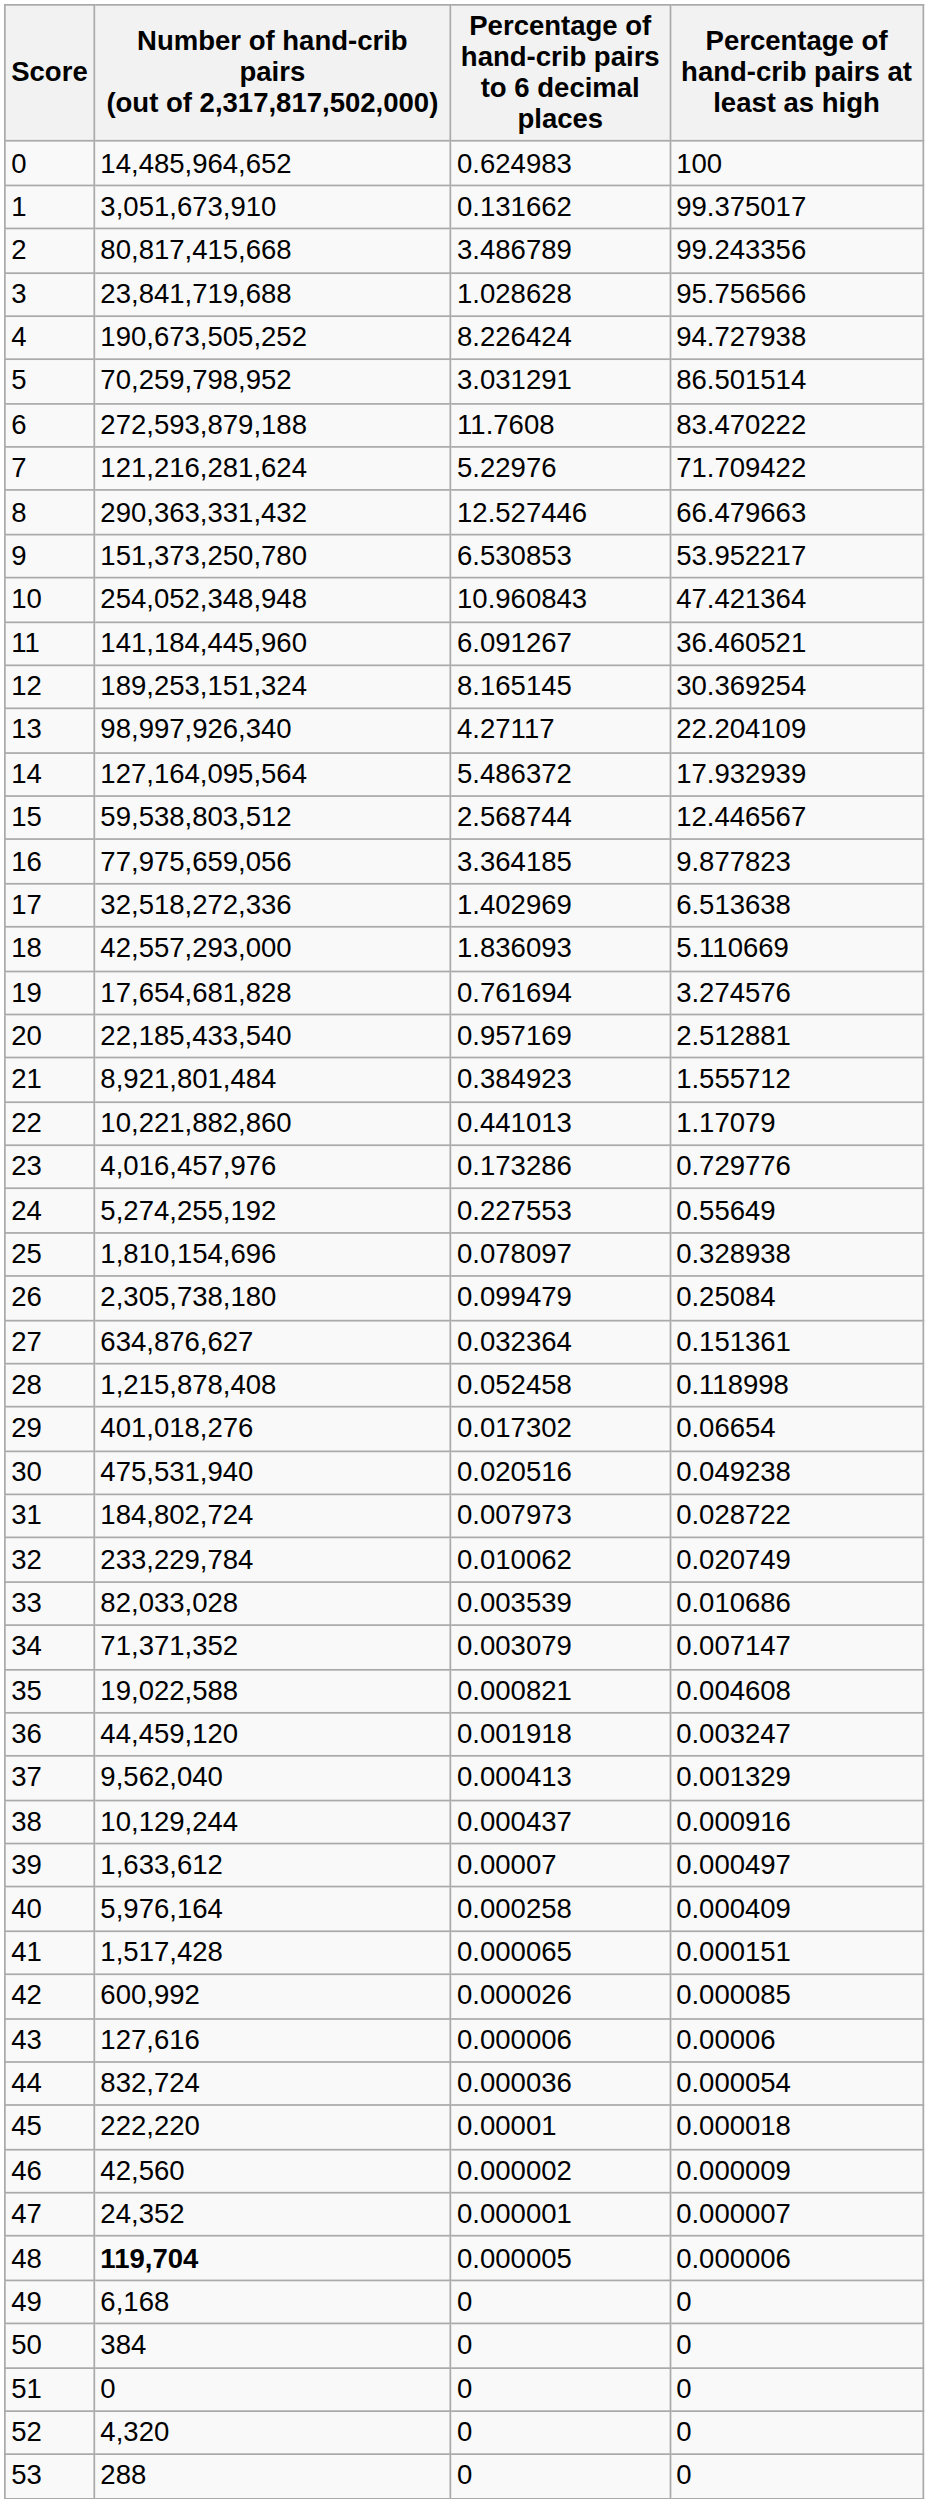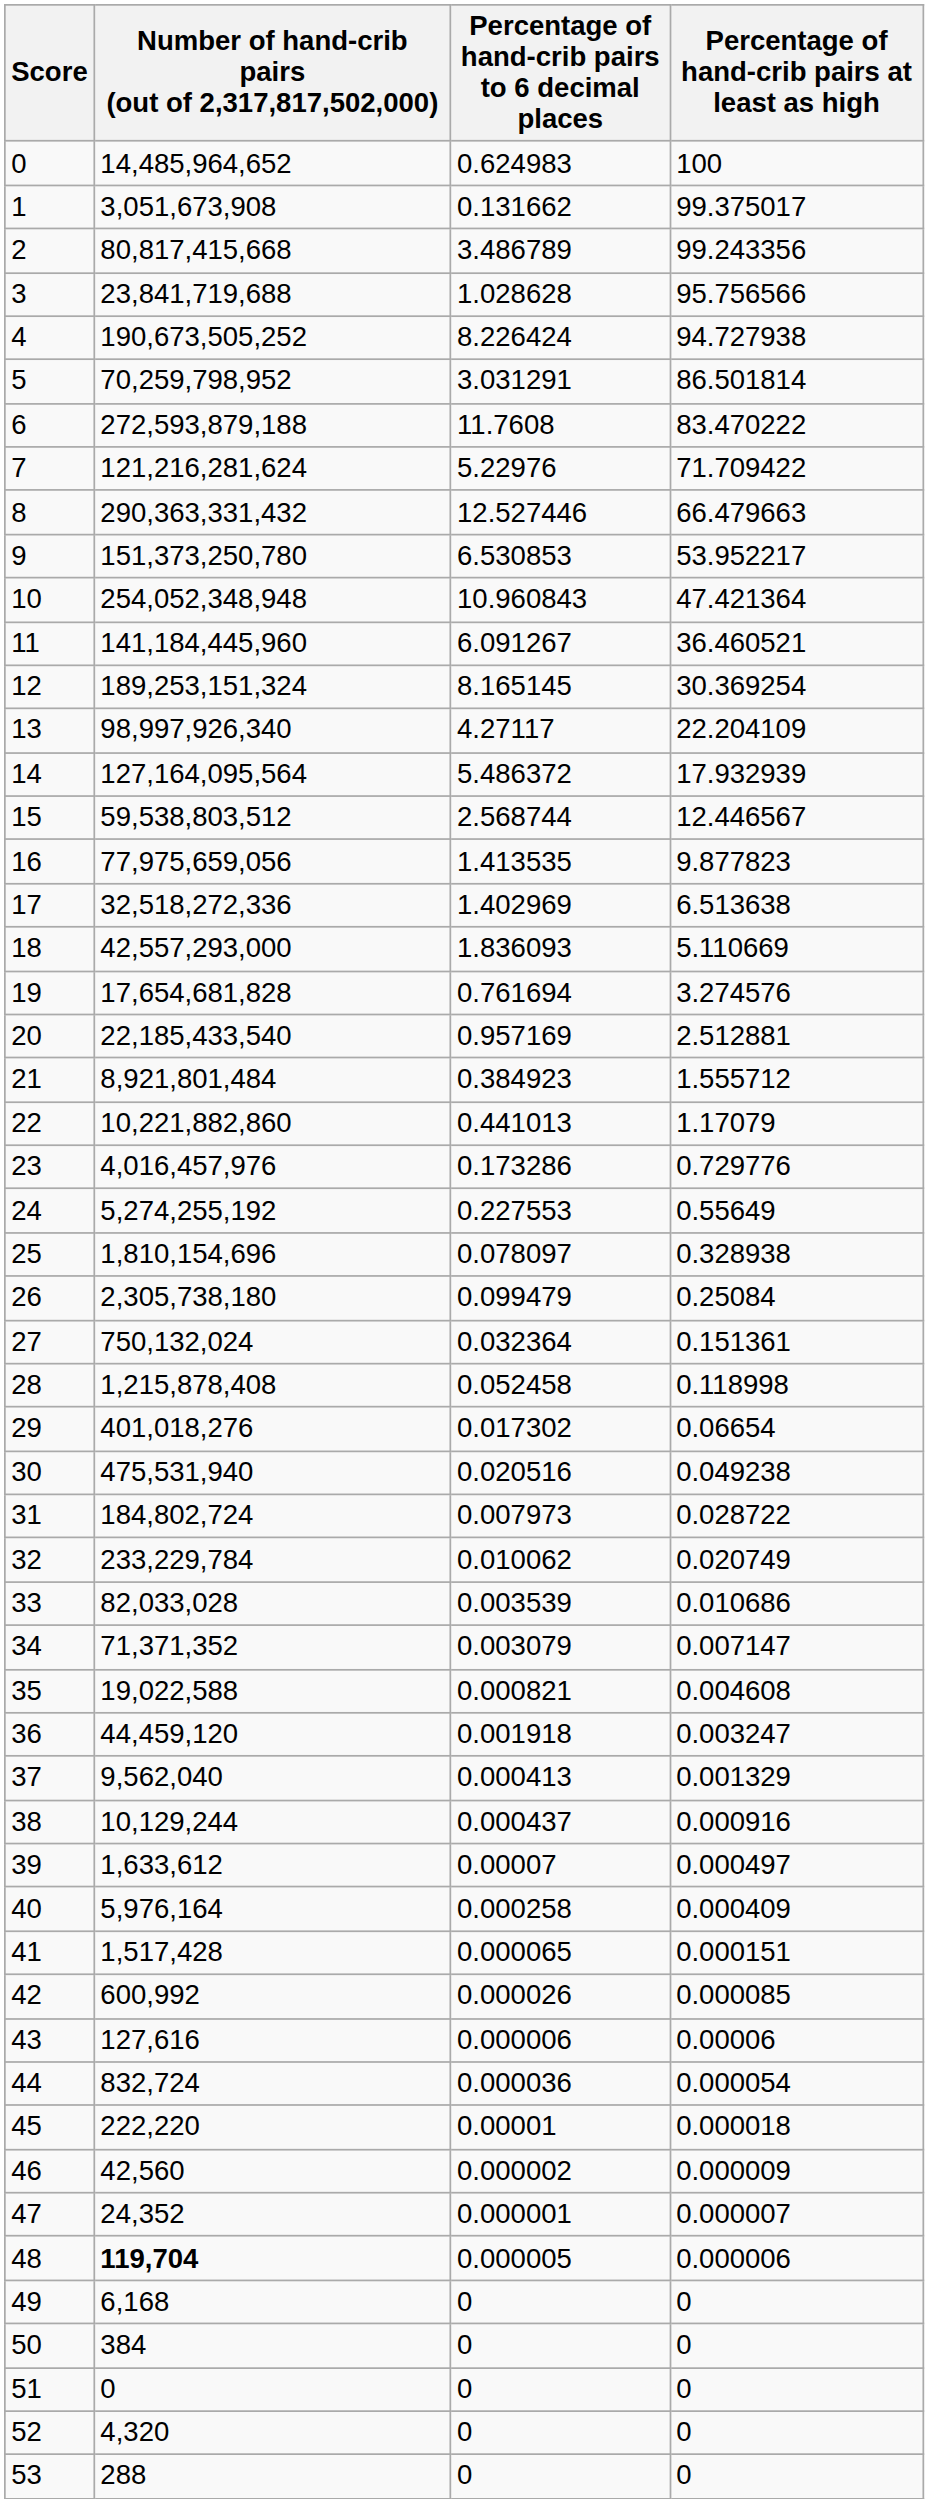(188, 206) 3,051,673,910 -> (188, 206) 3,051,673,908
(741, 381) 86.501514 -> (741, 381) 86.501814
(514, 861) 3.364185 -> (514, 861) 1.413535
(177, 1341) 634,876,627 -> (177, 1341) 750,132,024
